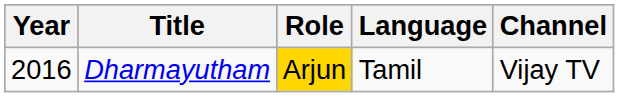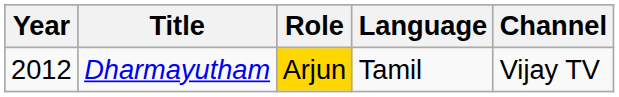(41, 69) 2016 -> (41, 69) 2012
